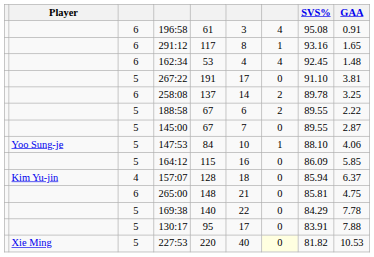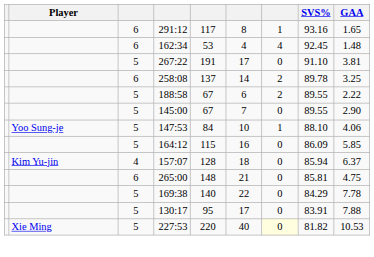- row: (173, 29)
(352, 128) 2.87 -> (352, 111) 2.90
